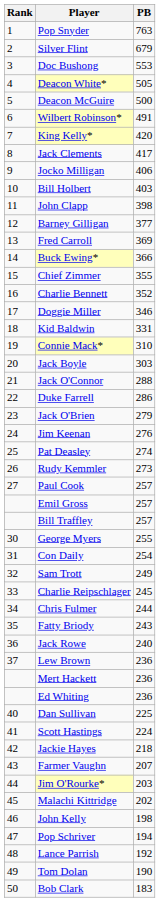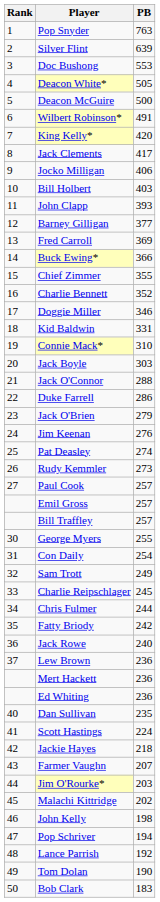(144, 48) 679 -> (144, 48) 639
(144, 205) 398 -> (144, 205) 393
(144, 626) 243 -> (144, 626) 242
(144, 713) 225 -> (144, 713) 235
